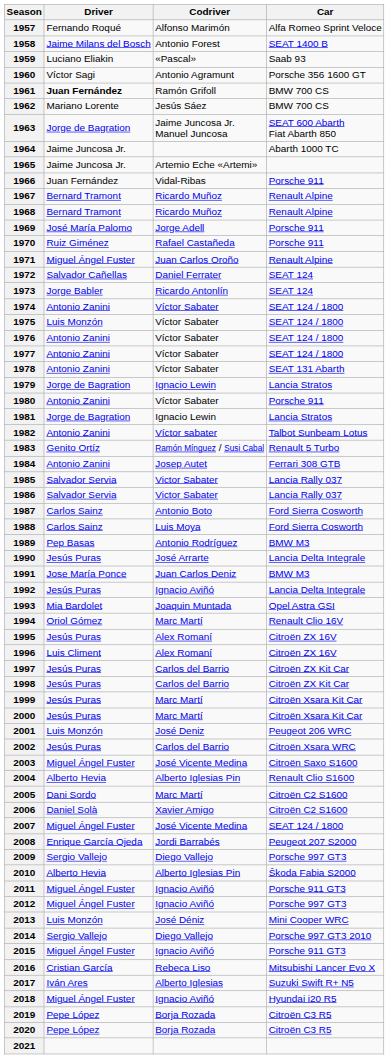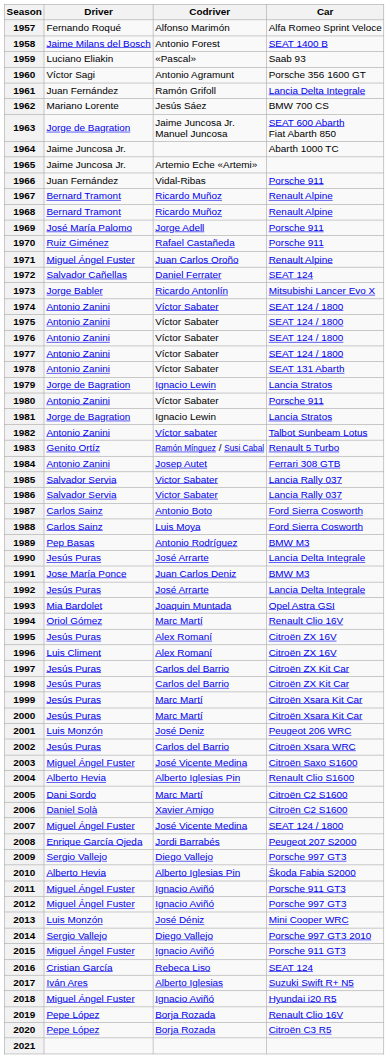(84, 91) bold -> (82, 91) normal
(299, 91) BMW 700 CS -> (317, 91) Lancia Delta Integrale
(291, 290) SEAT 124 -> (322, 290) Mitsubishi Lancer Evo X
(75, 322) Luis Monzón -> (78, 322) Antonio Zanini
(185, 589) Ignacio Aviñó -> (182, 589) José Arrarte
(322, 967) Mitsubishi Lancer Evo X -> (291, 967) SEAT 124
(300, 1014) Citroën C3 R5 -> (306, 1014) Renault Clio 16V
